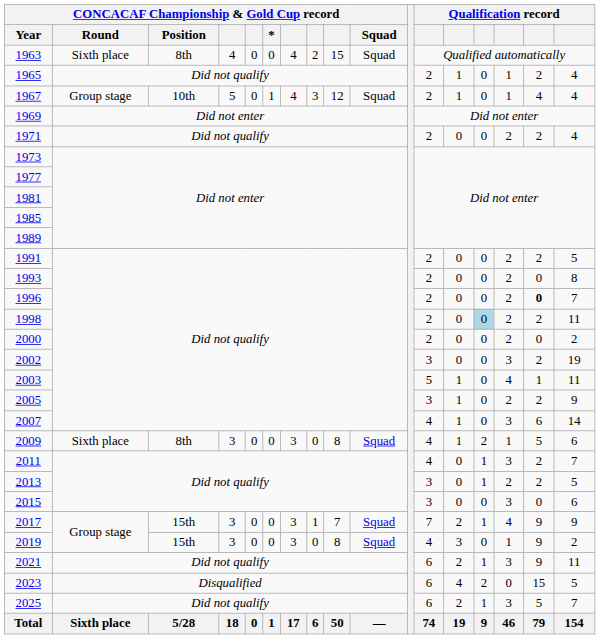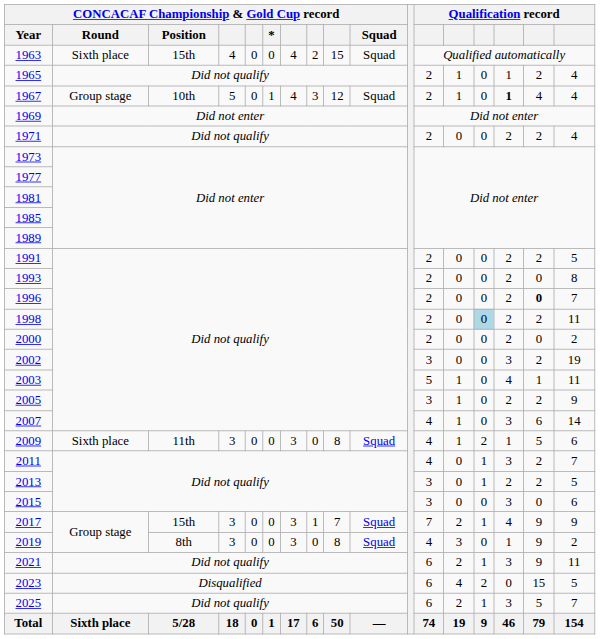(184, 55) 8th -> (184, 55) 15th
(509, 95) normal -> (509, 95) bold
(184, 440) 8th -> (184, 440) 11th
(184, 542) 15th -> (184, 542) 8th
